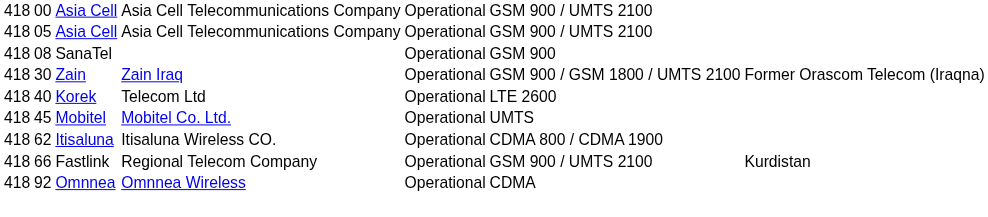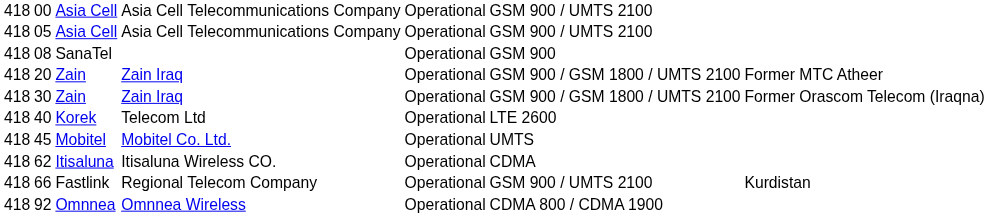+ row: (43, 75)
(576, 140) CDMA 800 / CDMA 1900 -> (513, 161) CDMA
(513, 183) CDMA -> (576, 204) CDMA 800 / CDMA 1900
